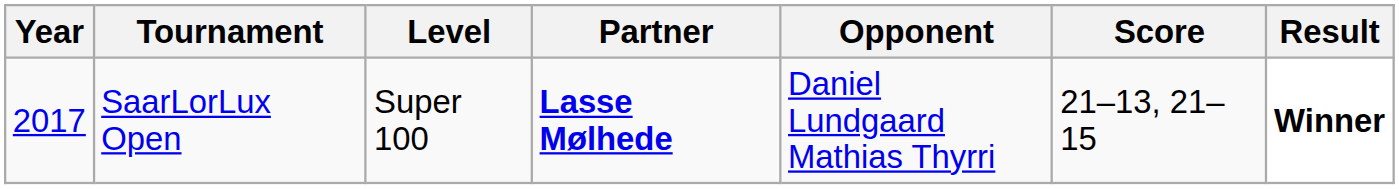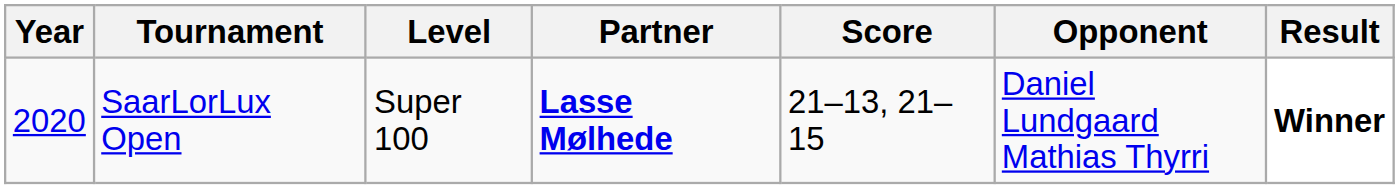columns swapped: (916, 31) <-> (1159, 31)
(49, 120) 2017 -> (49, 120) 2020
